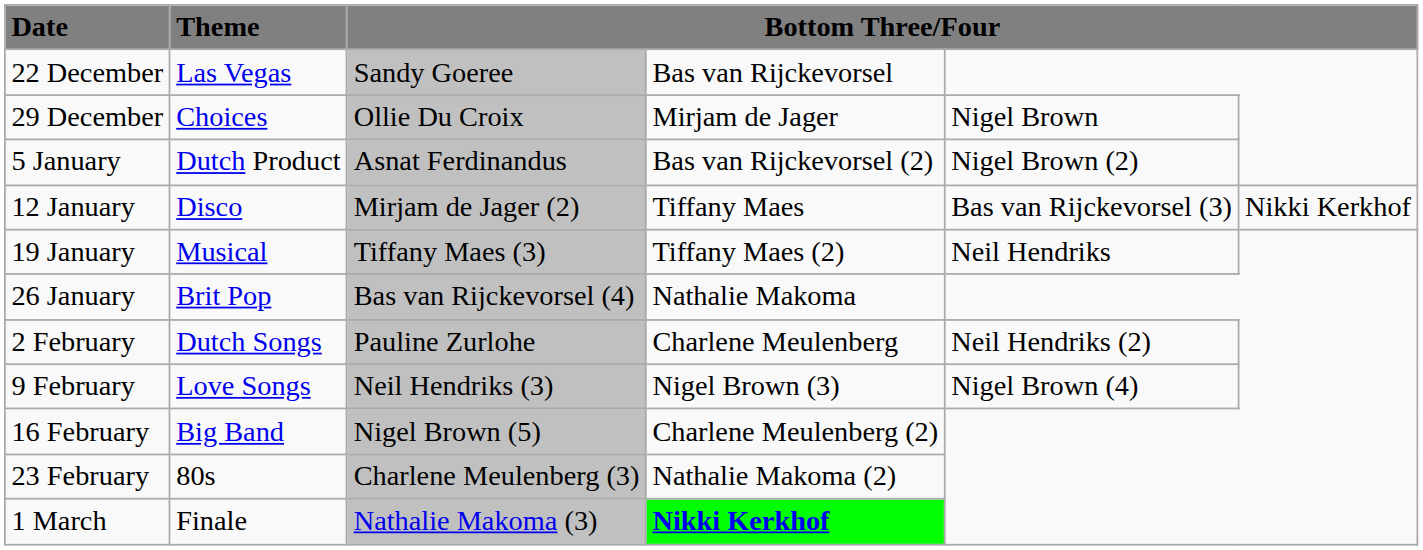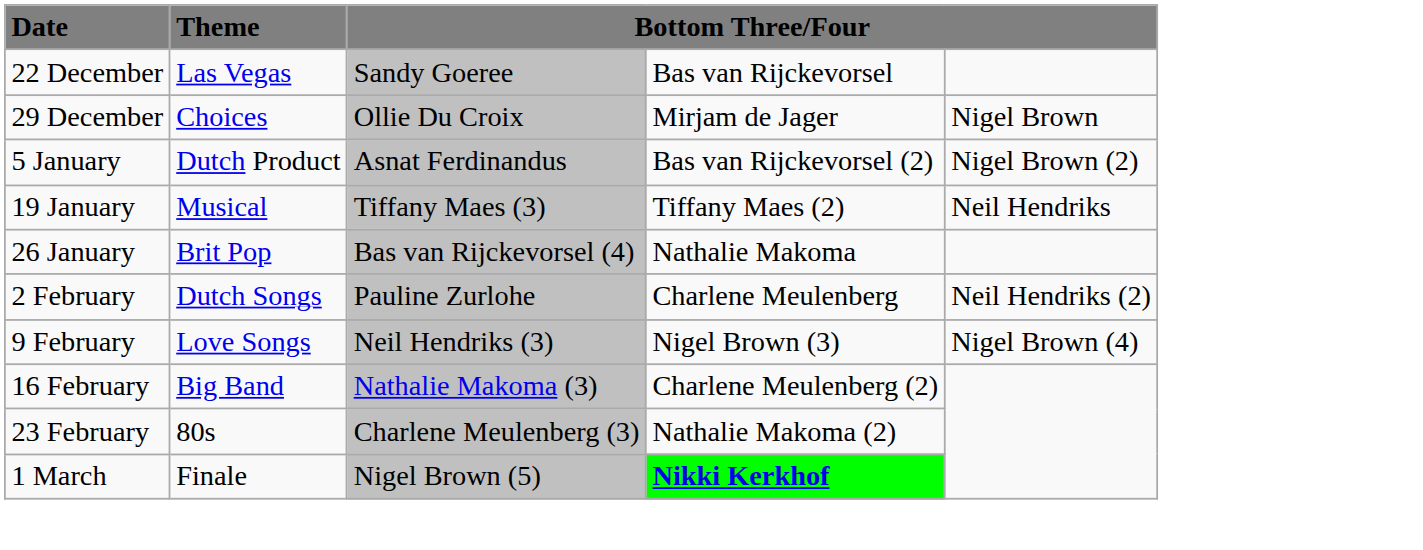- row: (73, 206)
(447, 431) Nigel Brown (5) -> (476, 386) Nathalie Makoma (3)
(476, 521) Nathalie Makoma (3) -> (447, 476) Nigel Brown (5)
